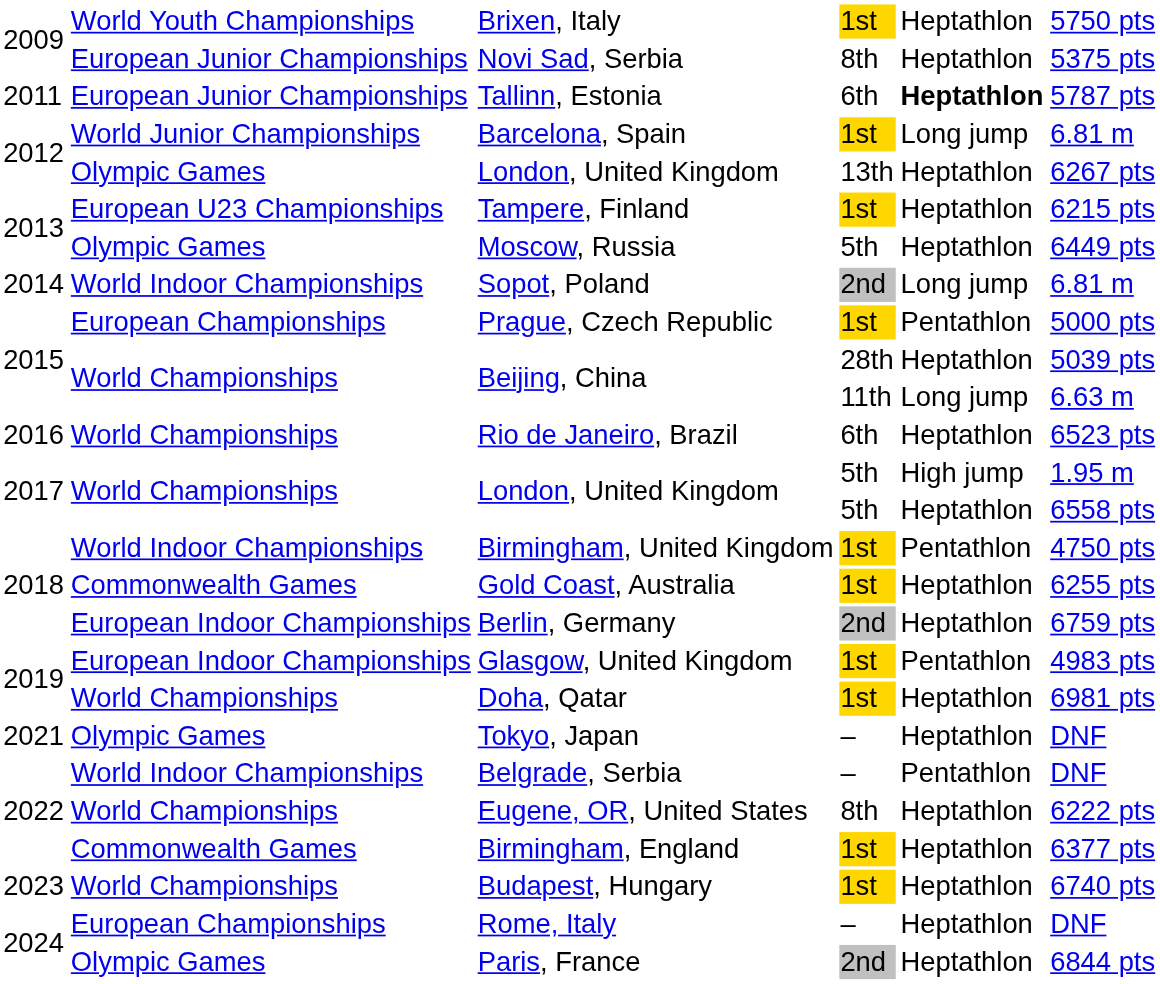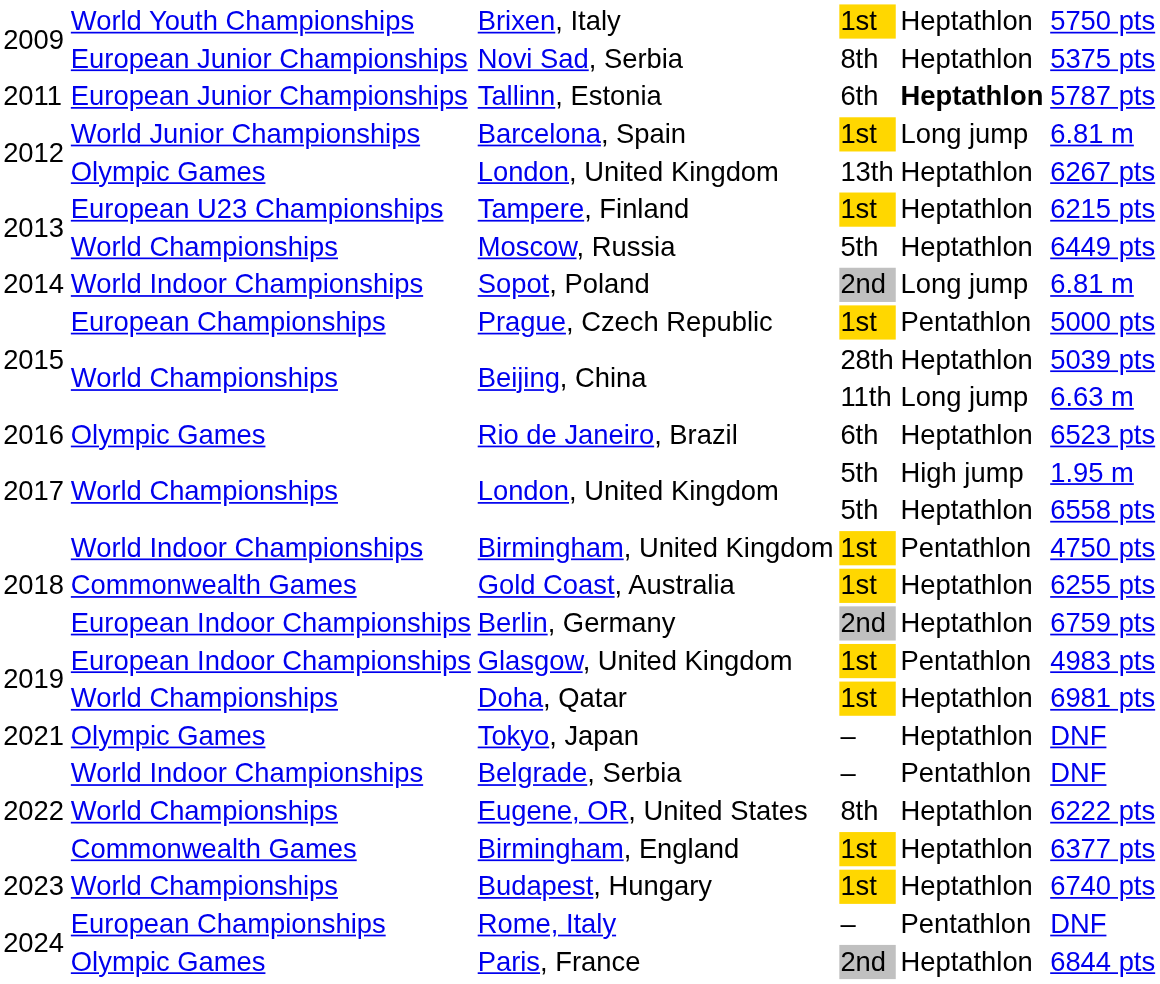(168, 246) Olympic Games -> (204, 246) World Championships
(204, 434) World Championships -> (168, 434) Olympic Games
(967, 924) Heptathlon -> (966, 924) Pentathlon
